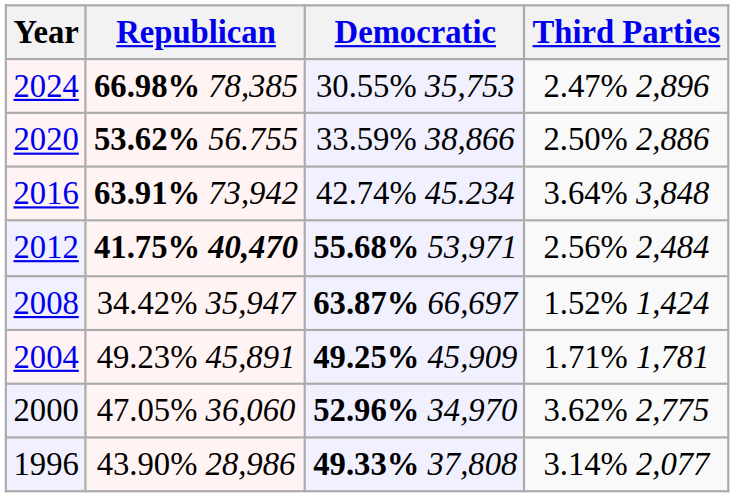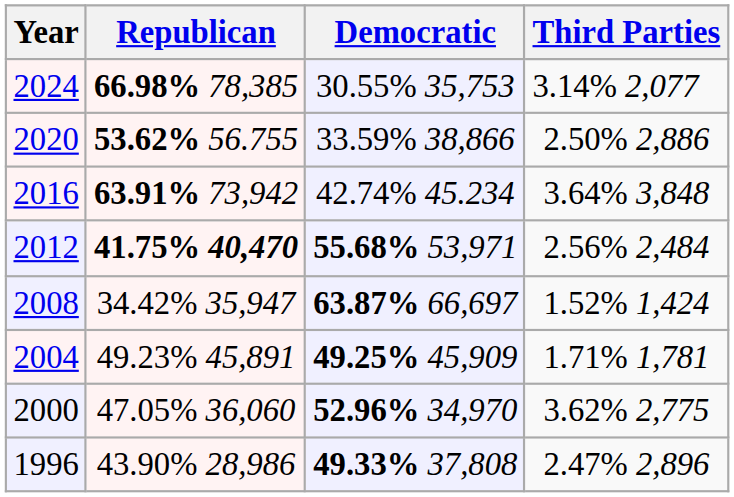(626, 85) 2.47% 2,896 -> (616, 85) 3.14% 2,077
(626, 463) 3.14% 2,077 -> (626, 463) 2.47% 2,896
